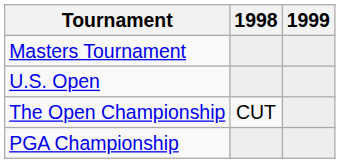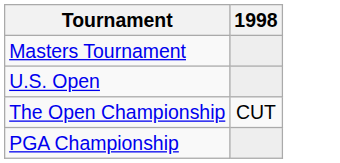- column: (308, 20)
